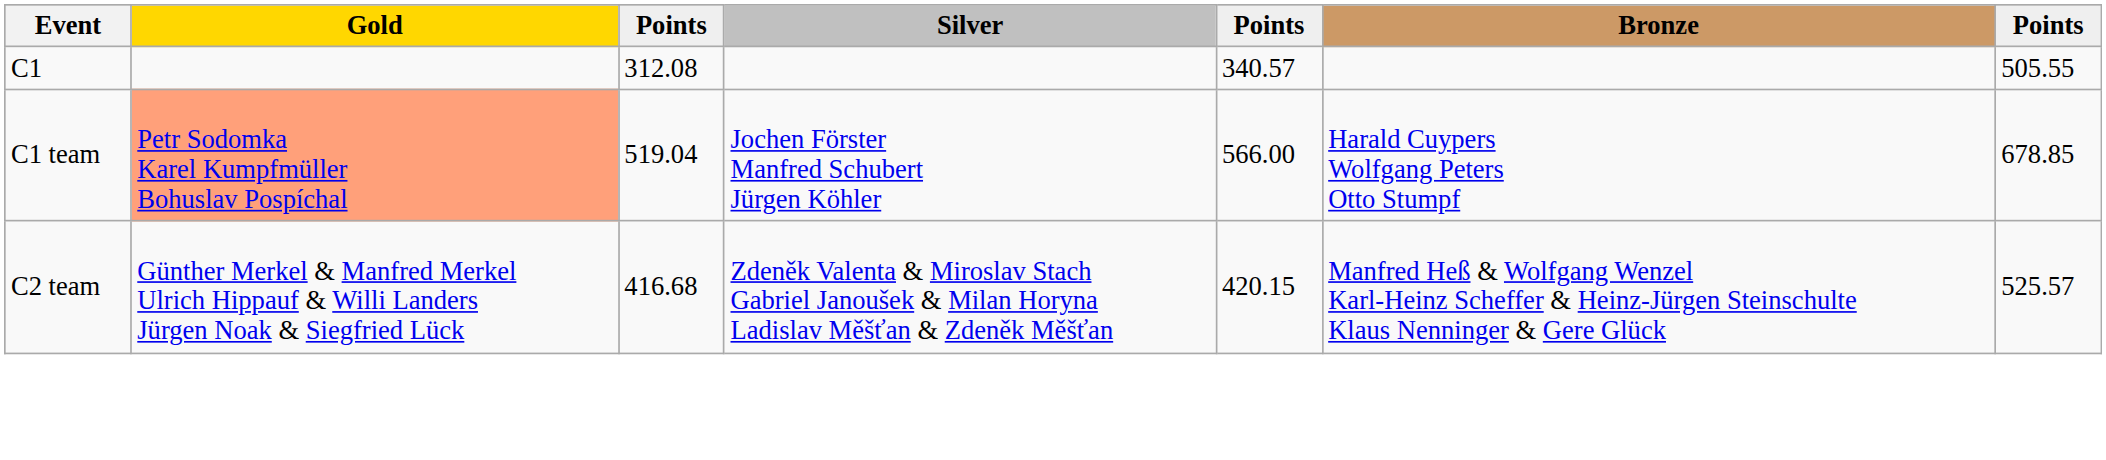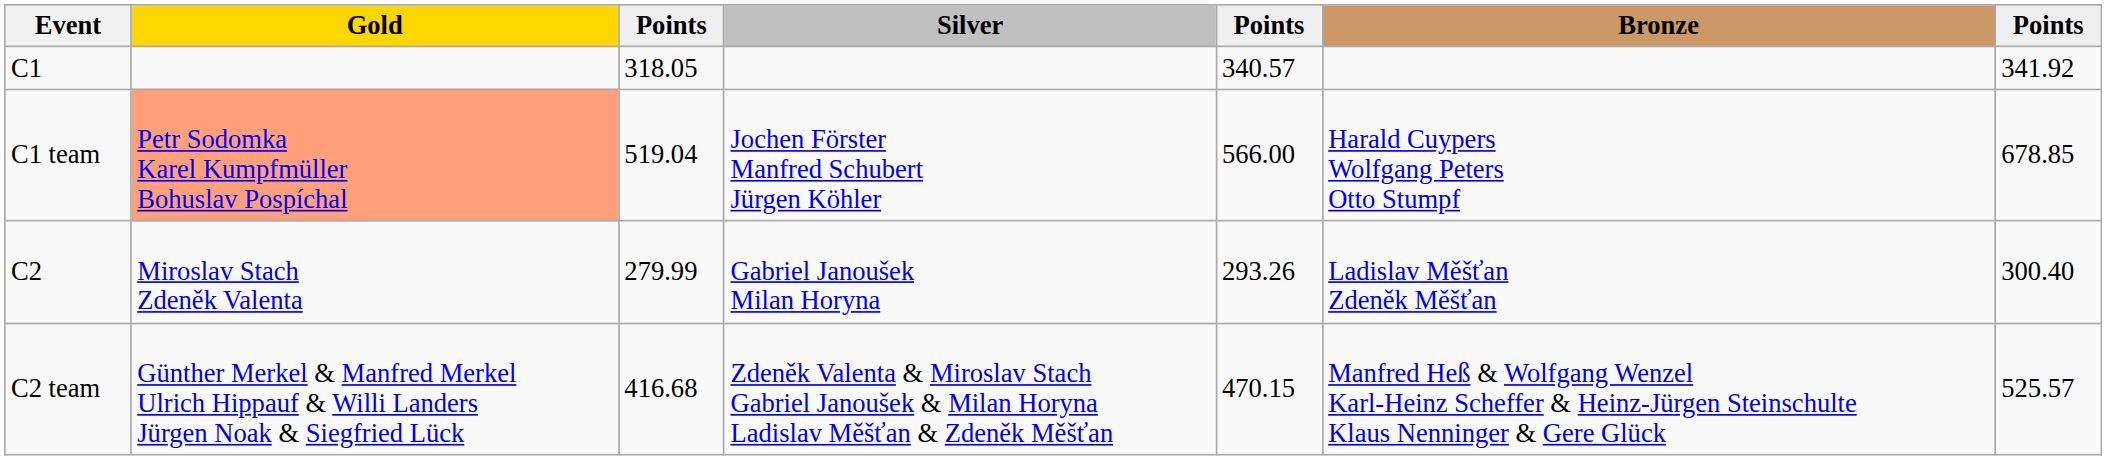(661, 67) 312.08 -> (661, 67) 318.05
(2038, 67) 505.55 -> (2038, 67) 341.92
+ row: (26, 271)
(1259, 286) 420.15 -> (1259, 388) 470.15
